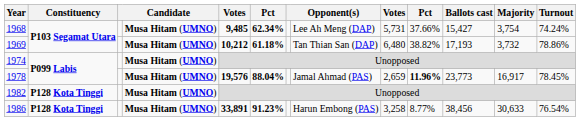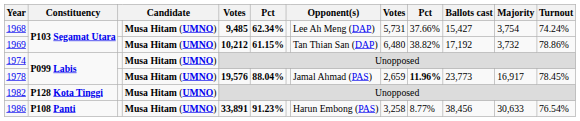(268, 44) 61.18% -> (268, 44) 61.15%
(459, 44) 17,193 -> (459, 44) 17,192
(67, 108) P128 Kota Tinggi -> (53, 108) P108 Panti
